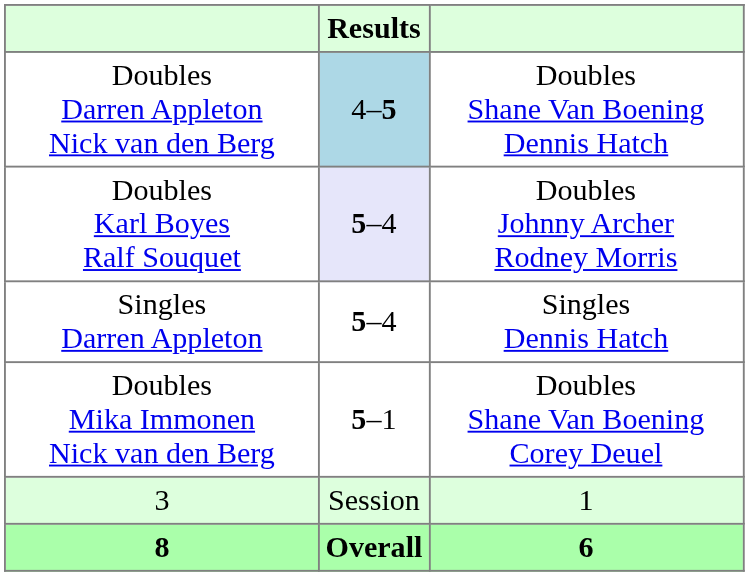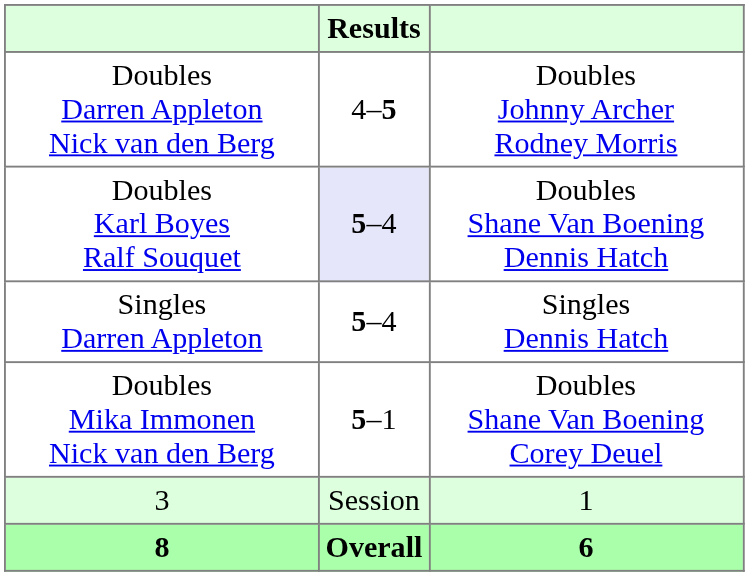(374, 108) lightblue background -> (374, 108) no background
(586, 108) Doubles Shane Van Boening Dennis Hatch -> (586, 108) Doubles Johnny Archer Rodney Morris
(586, 223) Doubles Johnny Archer Rodney Morris -> (586, 223) Doubles Shane Van Boening Dennis Hatch
